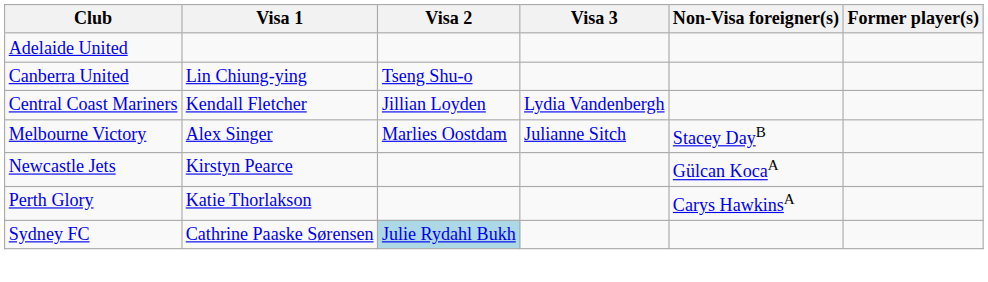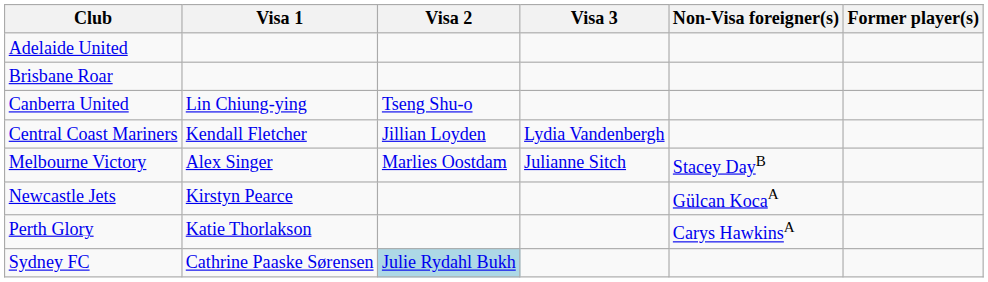+ row: (61, 76)
